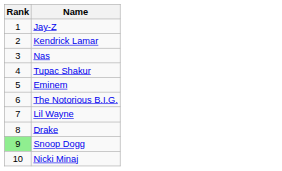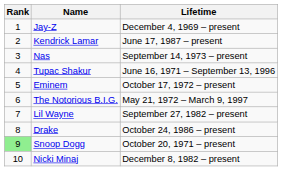+ column: (199, 12)
